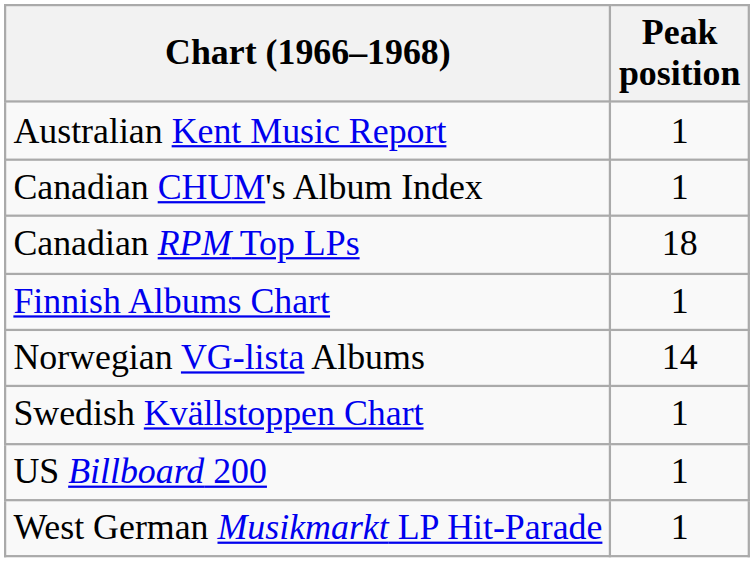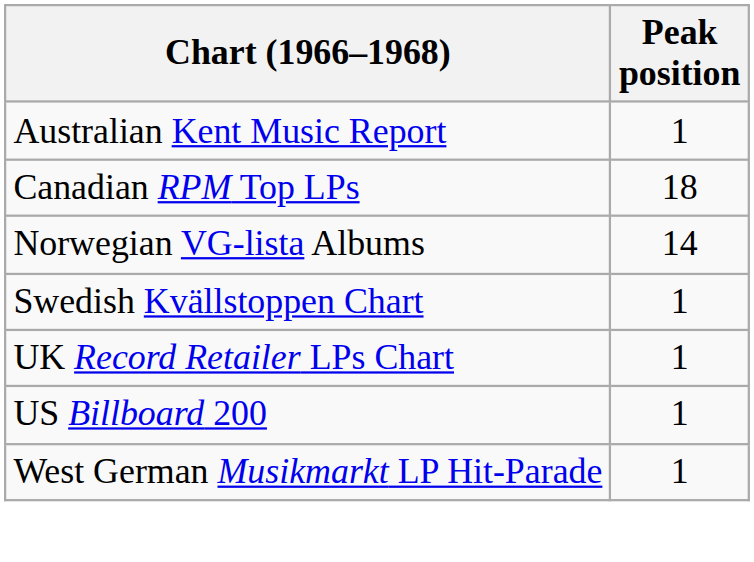- row: (248, 186)
- row: (172, 300)
+ row: (234, 357)
